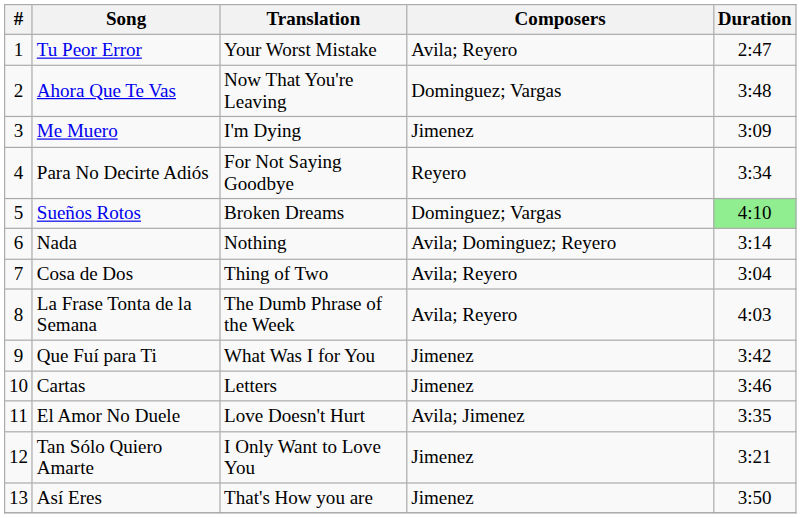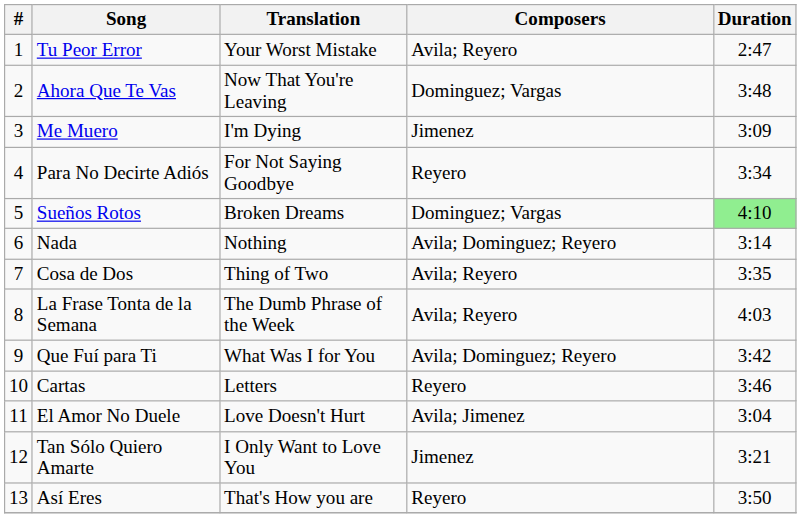(755, 273) 3:04 -> (755, 273) 3:35
(443, 355) Jimenez -> (514, 355) Avila; Dominguez; Reyero
(443, 385) Jimenez -> (439, 385) Reyero
(755, 416) 3:35 -> (755, 416) 3:04
(443, 497) Jimenez -> (439, 497) Reyero
